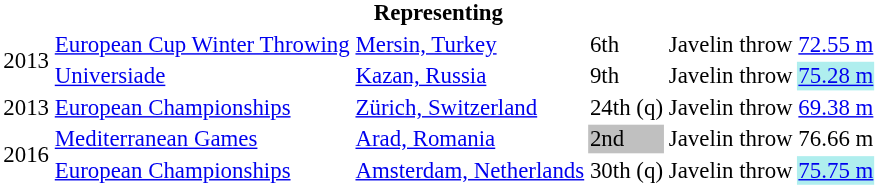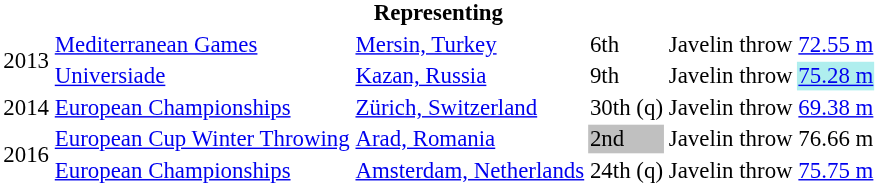(202, 44) European Cup Winter Throwing -> (156, 44) Mediterranean Games
(26, 107) 2013 -> (26, 107) 2014
(626, 107) 24th (q) -> (626, 107) 30th (q)
(156, 138) Mediterranean Games -> (202, 138) European Cup Winter Throwing
(626, 170) 30th (q) -> (626, 170) 24th (q)
(836, 170) paleturquoise background -> (836, 170) no background
